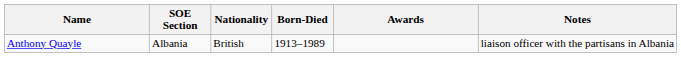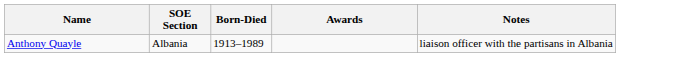- column: (241, 19)
